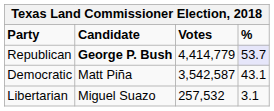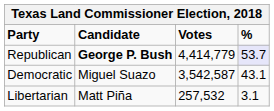(105, 75) Matt Piña -> (117, 75) Miguel Suazo
(117, 95) Miguel Suazo -> (105, 95) Matt Piña
